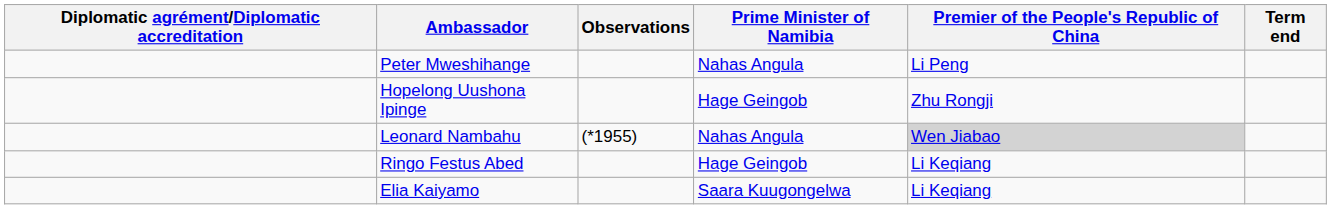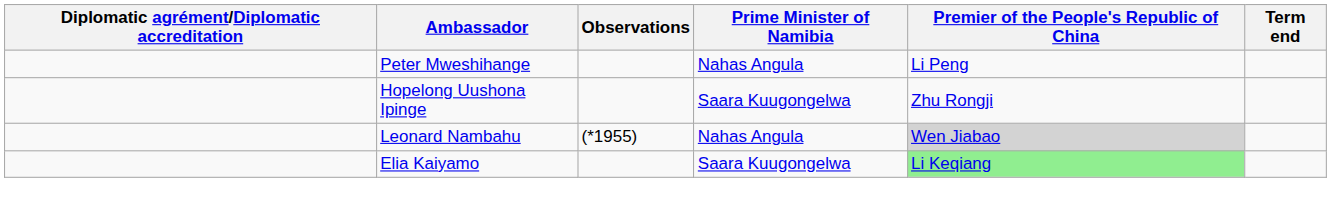(753, 100) Hage Geingob -> (774, 100) Saara Kuugongelwa
- row: (452, 163)
(951, 190) no background -> (951, 163) lightgreen background
